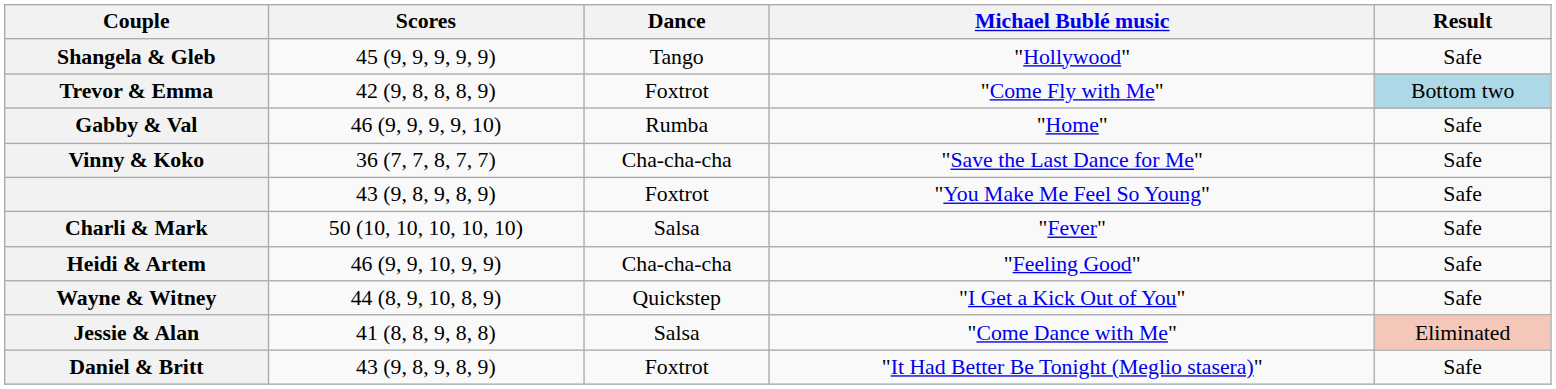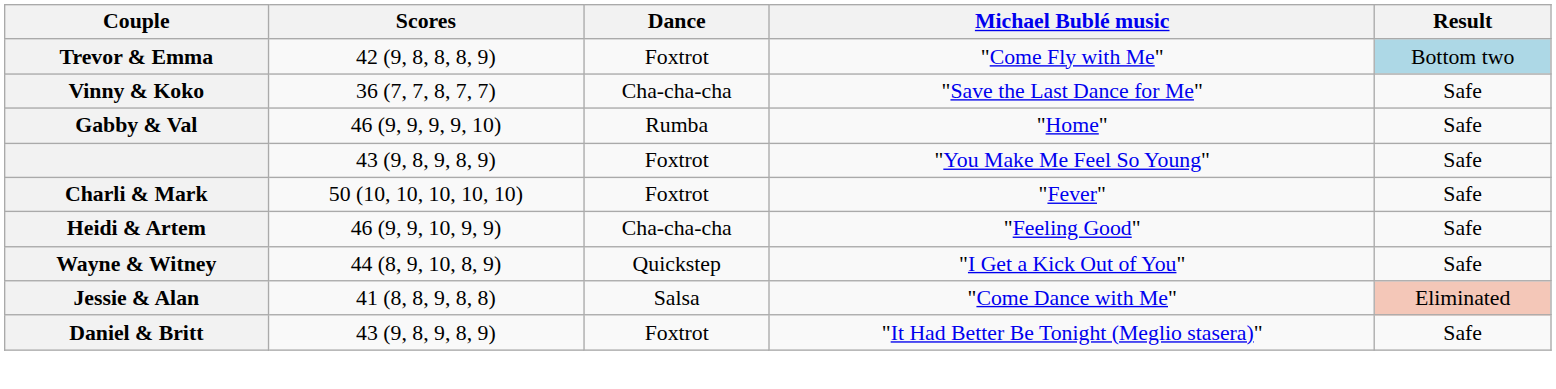- row: (136, 56)
rows swapped: (136, 125) <-> (136, 159)
(677, 228) Salsa -> (677, 194) Foxtrot
